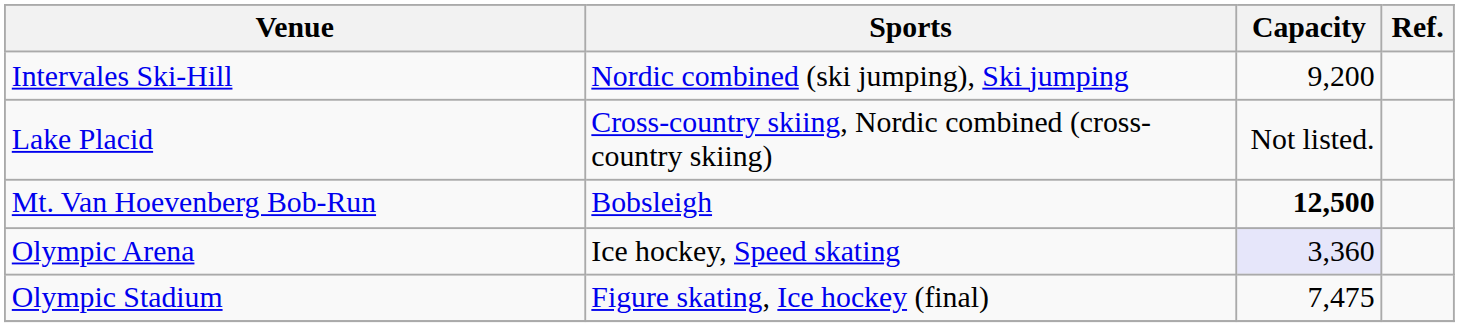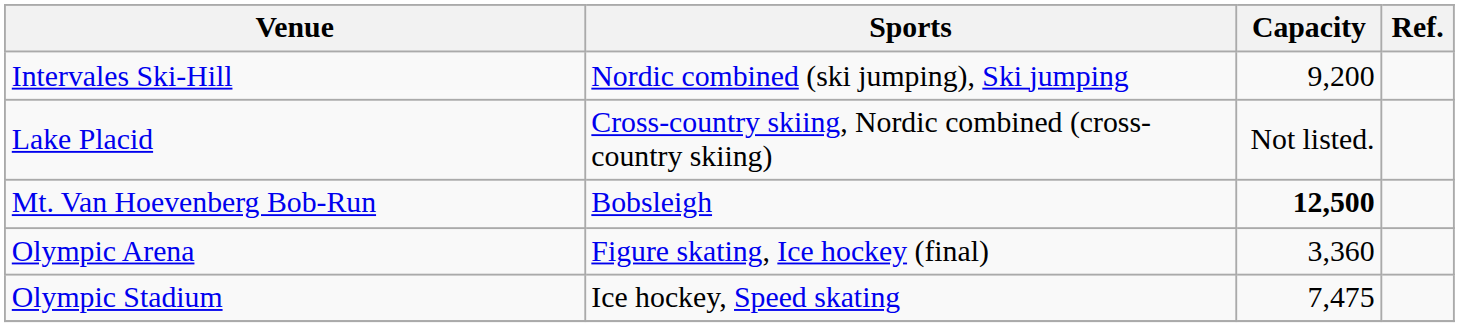(746, 250) Ice hockey, Speed skating -> (790, 250) Figure skating, Ice hockey (final)
(1341, 250) lavender background -> (1341, 250) no background
(790, 297) Figure skating, Ice hockey (final) -> (746, 297) Ice hockey, Speed skating
